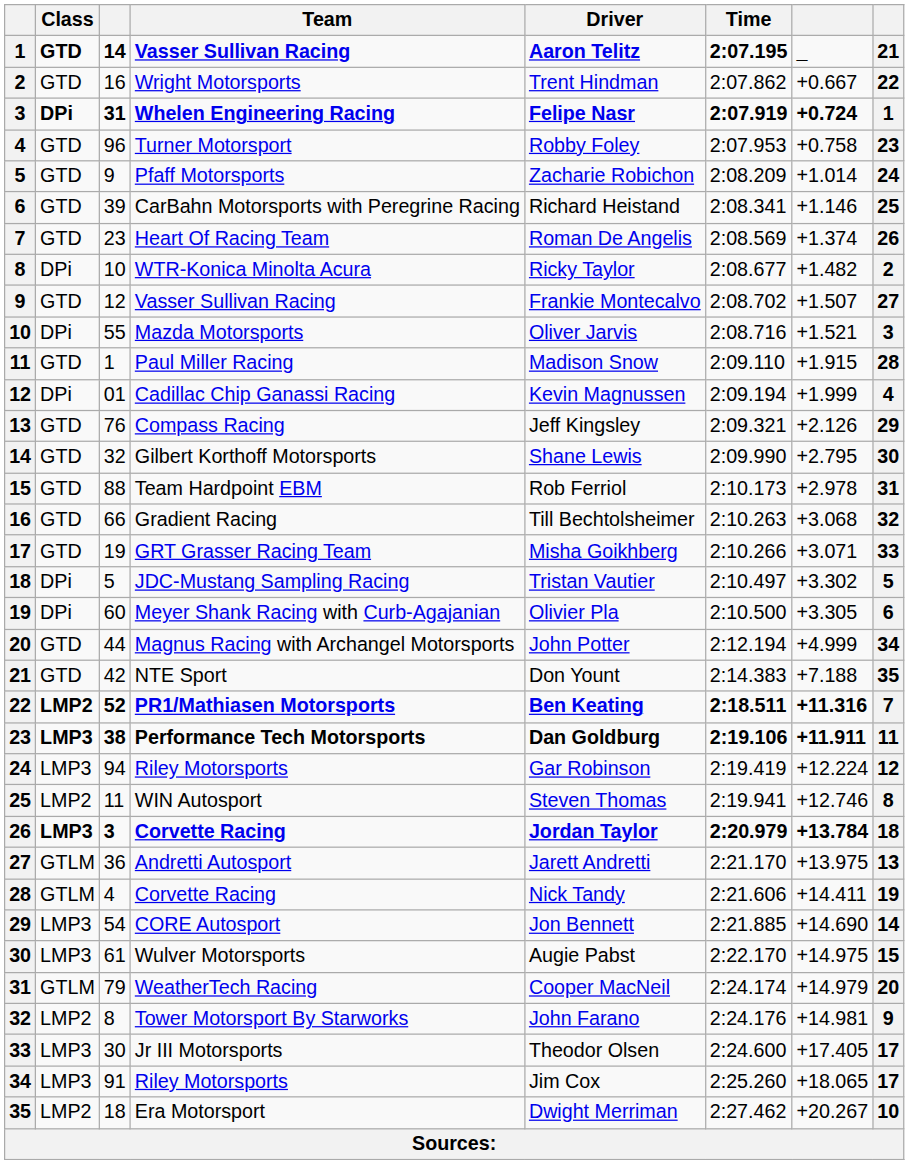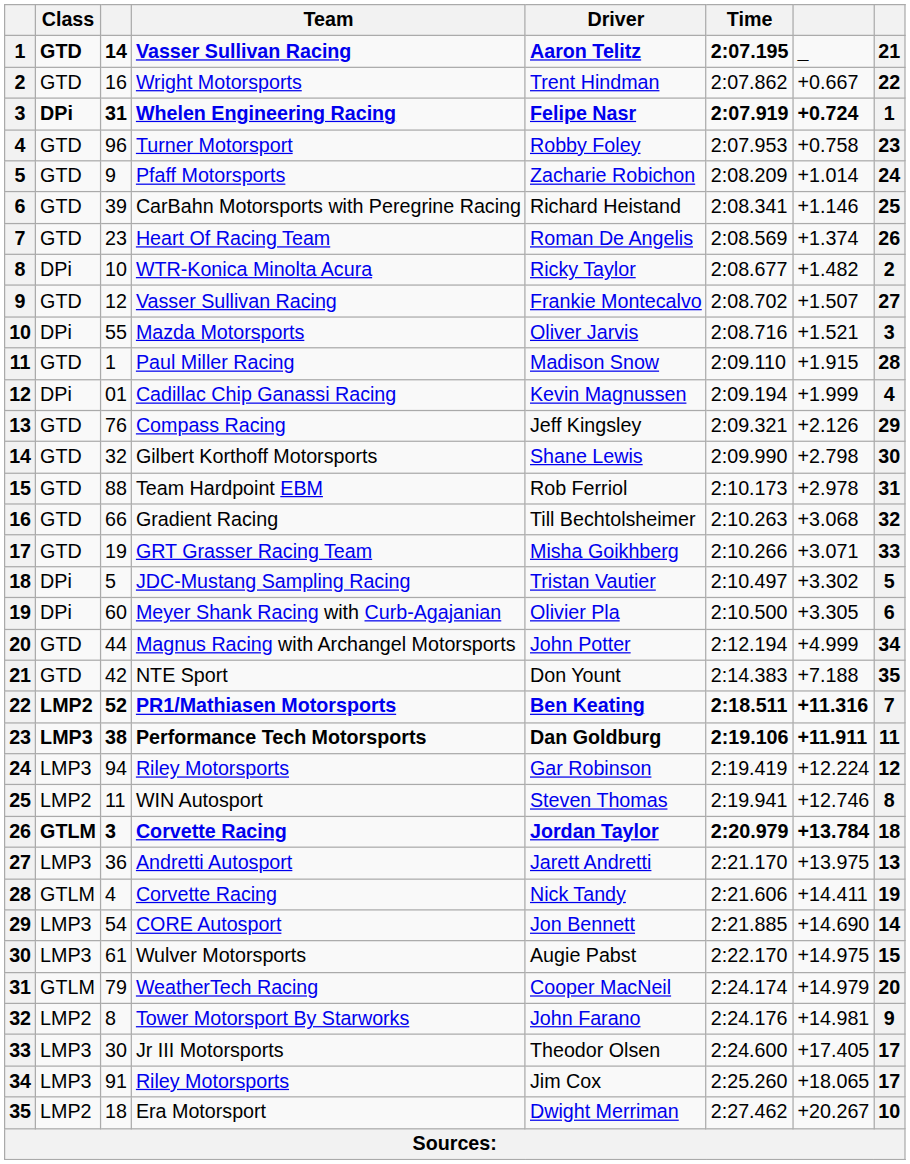(827, 457) +2.795 -> (828, 457) +2.798
(66, 831) LMP3 -> (68, 831) GTLM
(67, 862) GTLM -> (66, 862) LMP3
